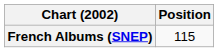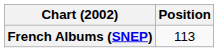(185, 36) 115 -> (185, 36) 113
